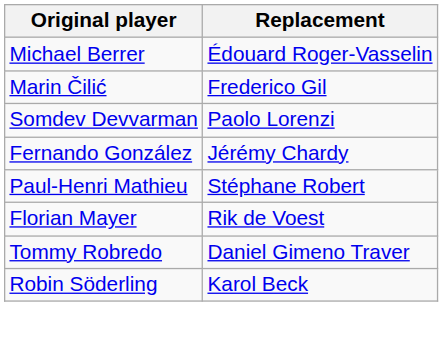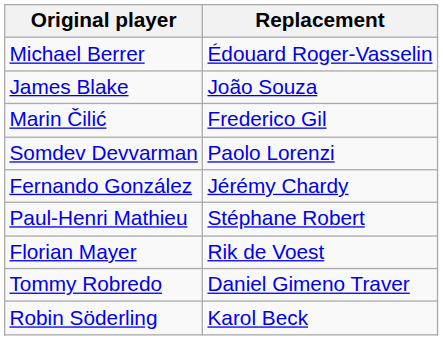+ row: (69, 86)
